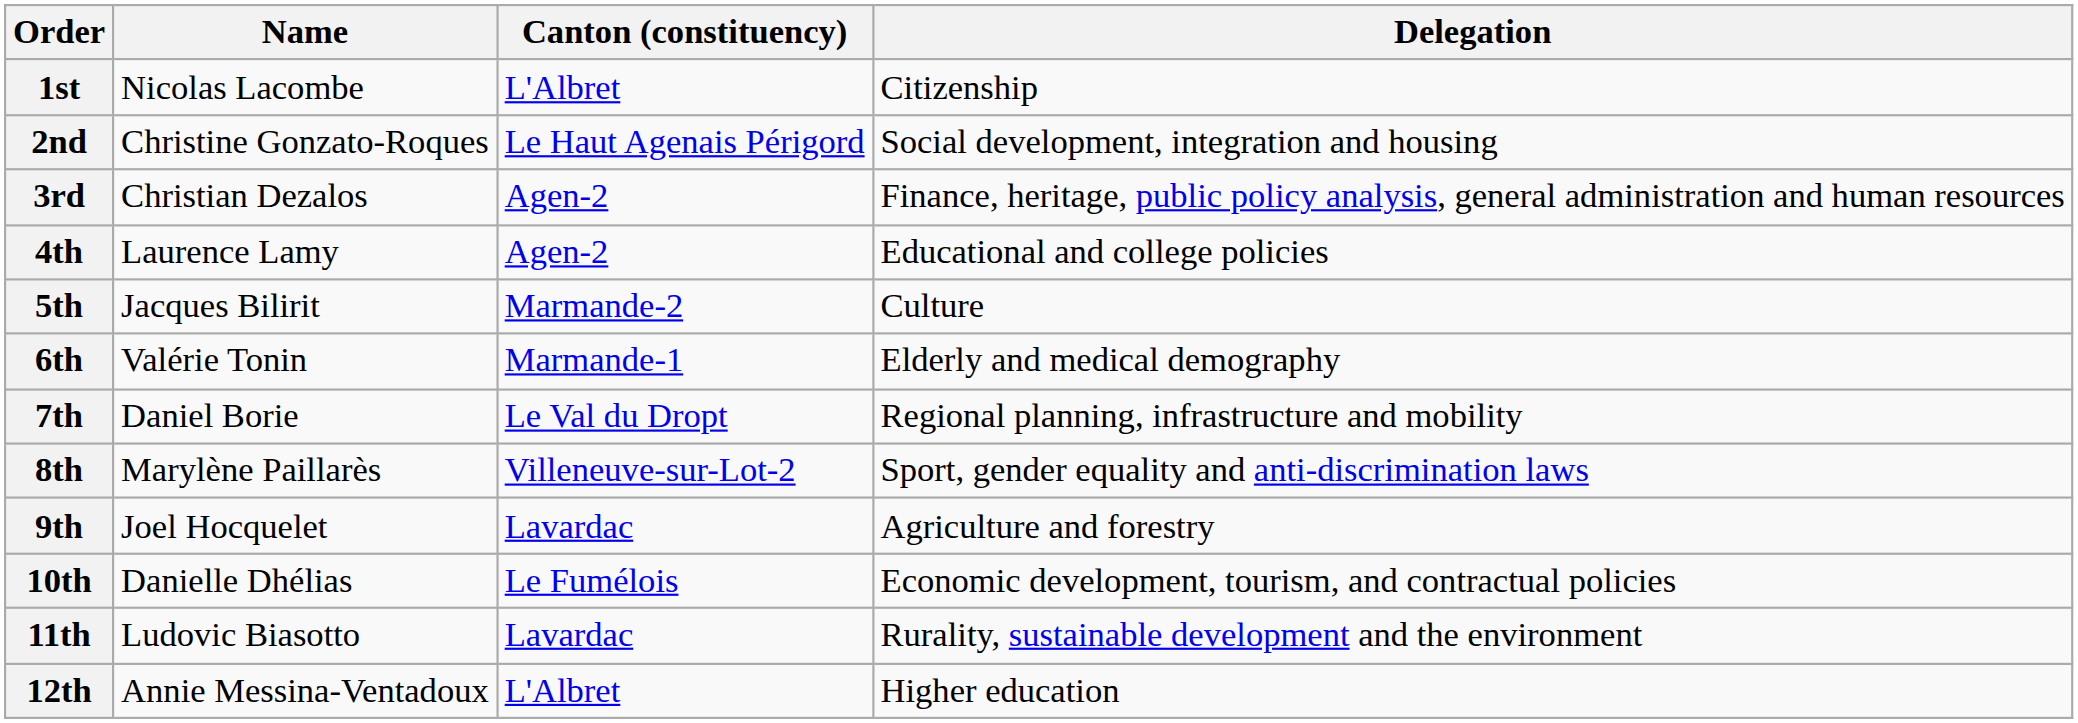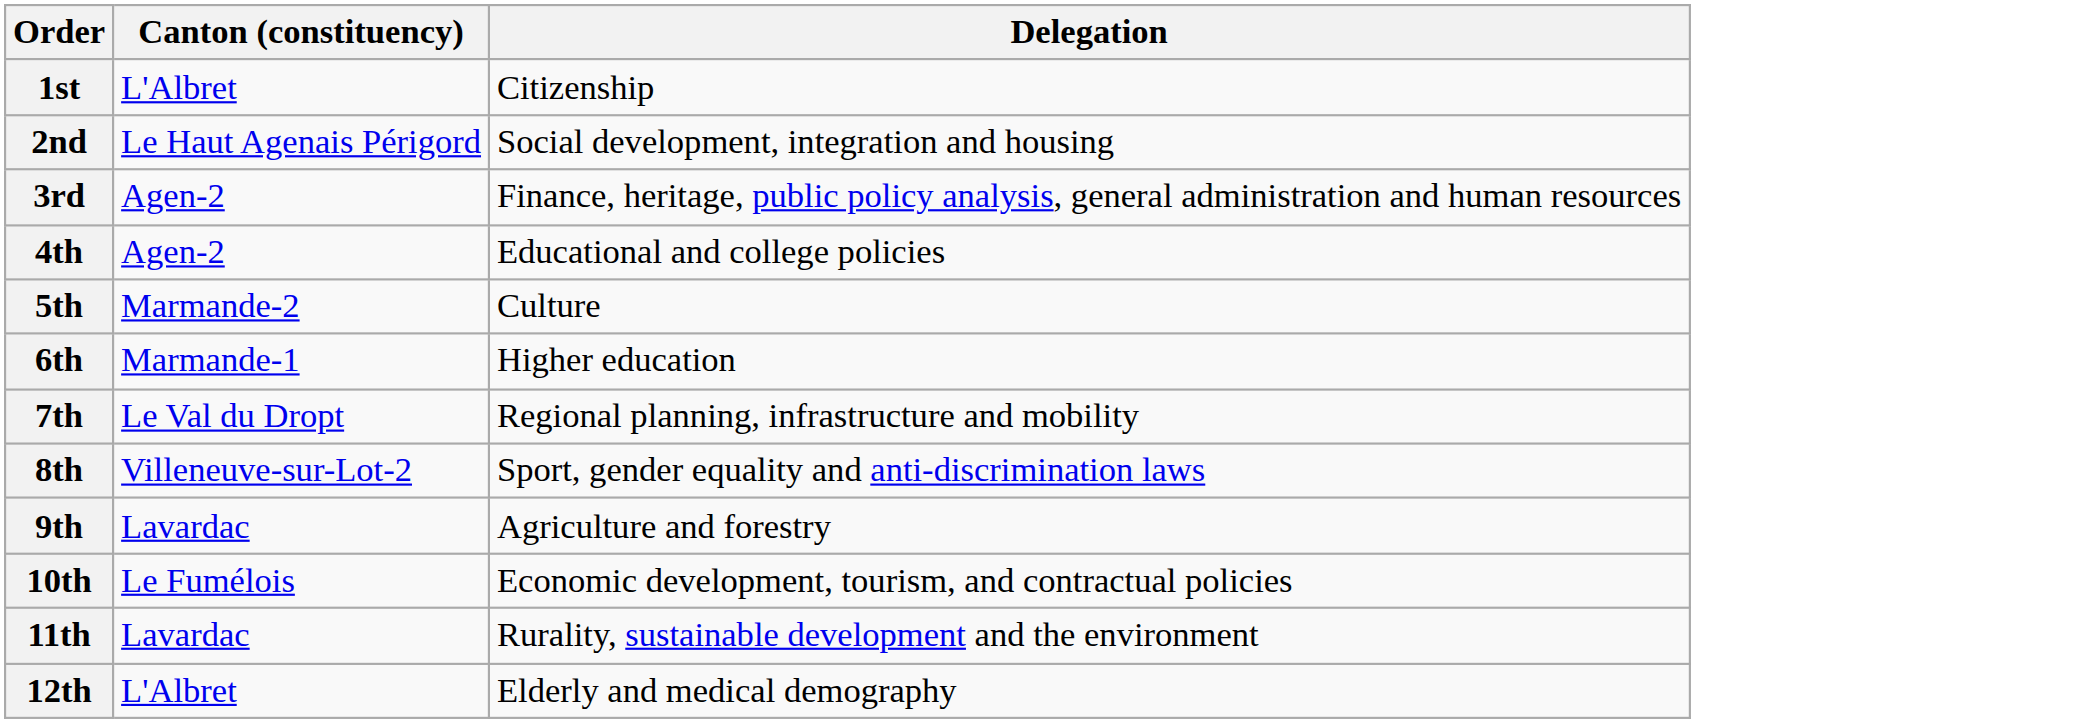- column: (305, 31)
(1110, 360) Elderly and medical demography -> (616, 360) Higher education
(1000, 689) Higher education -> (727, 689) Elderly and medical demography
